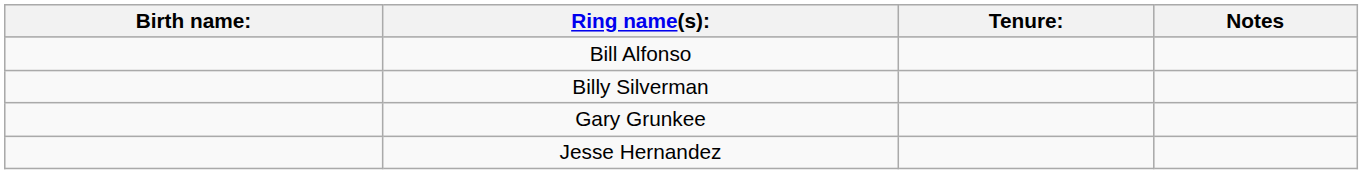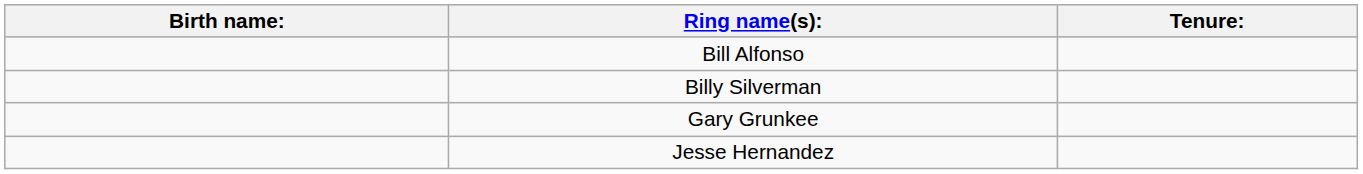- column: (1255, 21)
